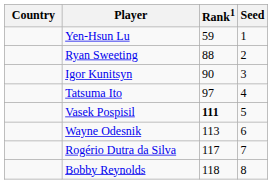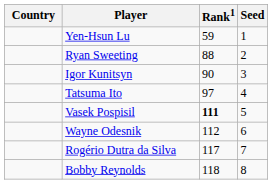(211, 131) 113 -> (211, 131) 112
